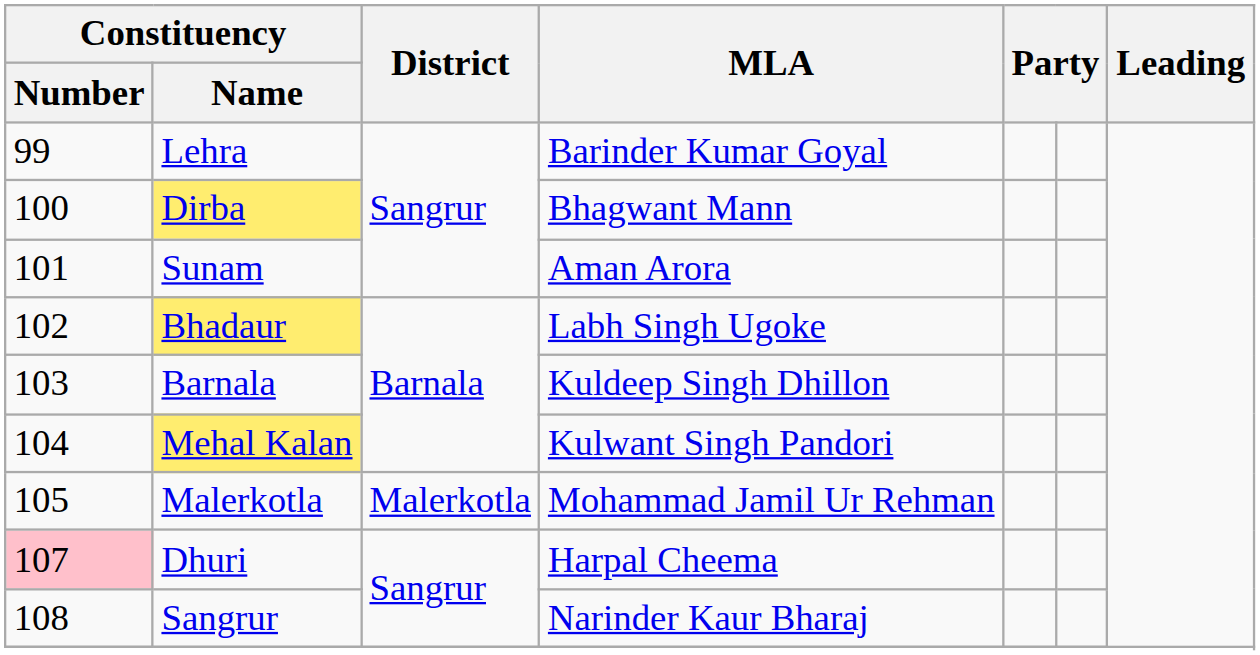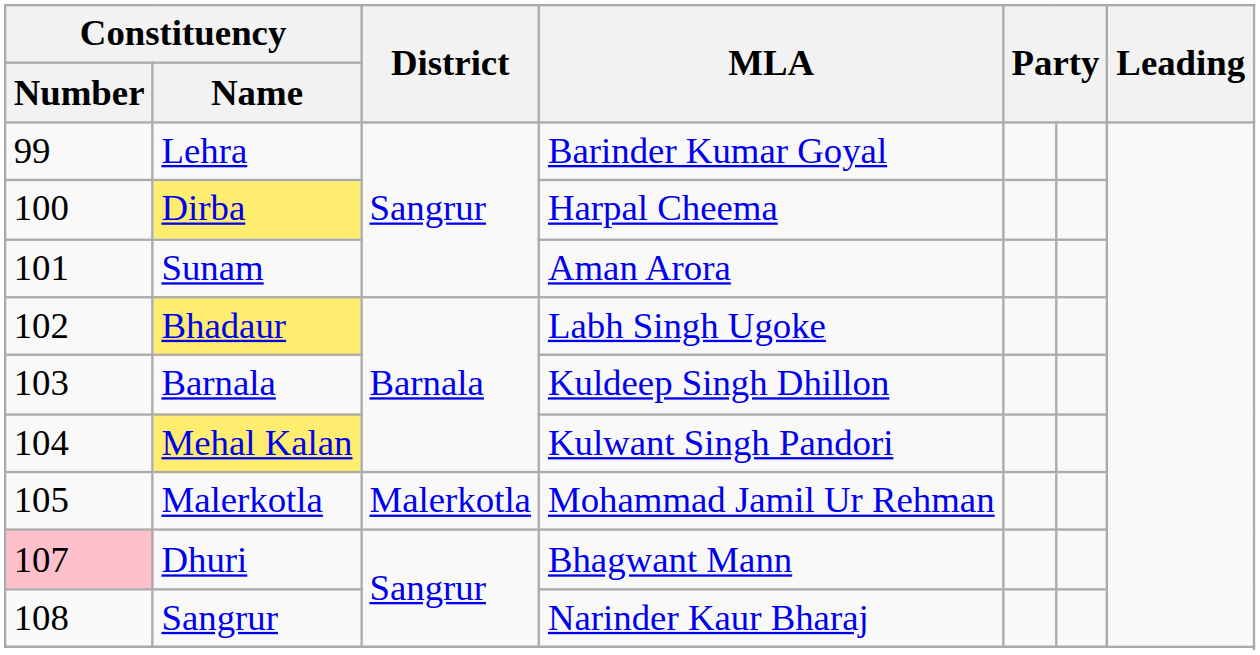(670, 208) Bhagwant Mann -> (663, 208) Harpal Cheema
(663, 558) Harpal Cheema -> (670, 558) Bhagwant Mann
